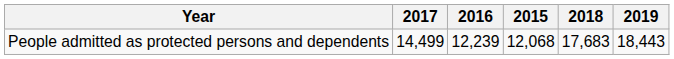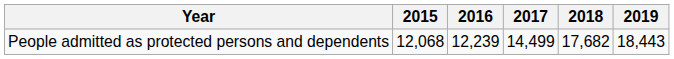columns swapped: (531, 16) <-> (420, 16)
(586, 41) 17,683 -> (586, 41) 17,682
